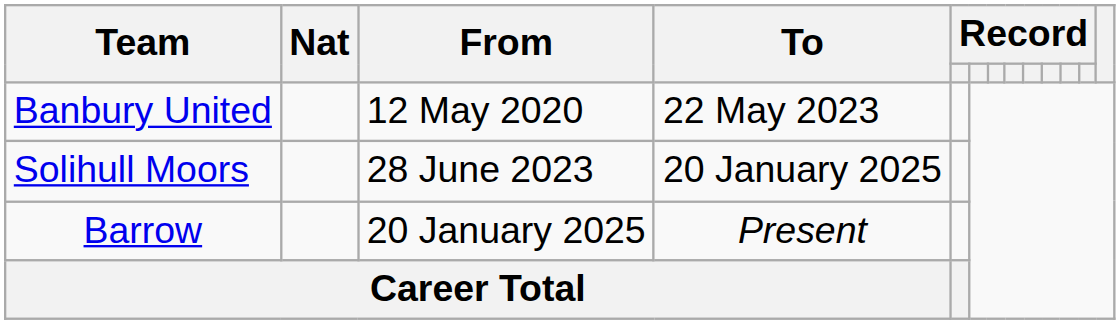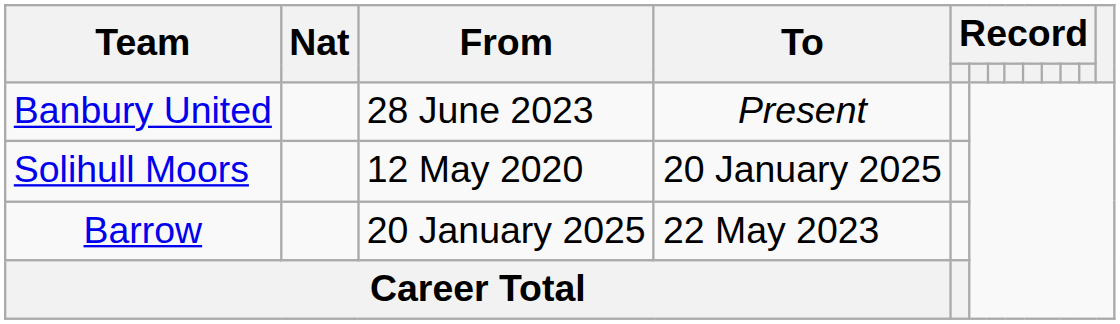(475, 110) 12 May 2020 -> (480, 110) 28 June 2023
(771, 110) 22 May 2023 -> (802, 110) Present
(480, 170) 28 June 2023 -> (475, 170) 12 May 2020
(802, 229) Present -> (771, 229) 22 May 2023
